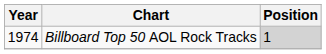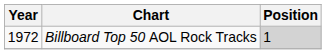(23, 37) 1974 -> (23, 37) 1972
